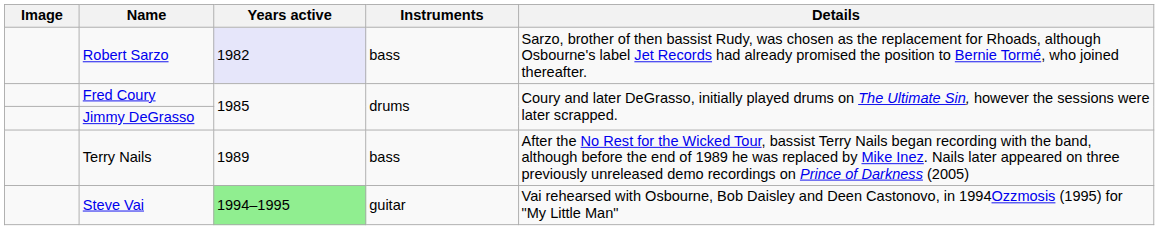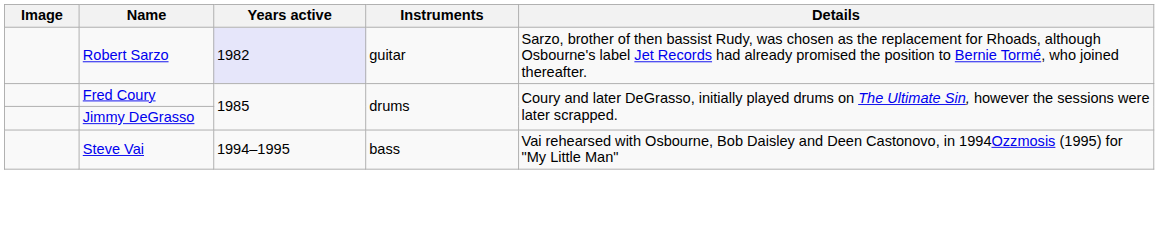(385, 55) bass -> (387, 55) guitar
- row: (117, 157)
(253, 205) lightgreen background -> (253, 149) no background
(387, 205) guitar -> (385, 149) bass
